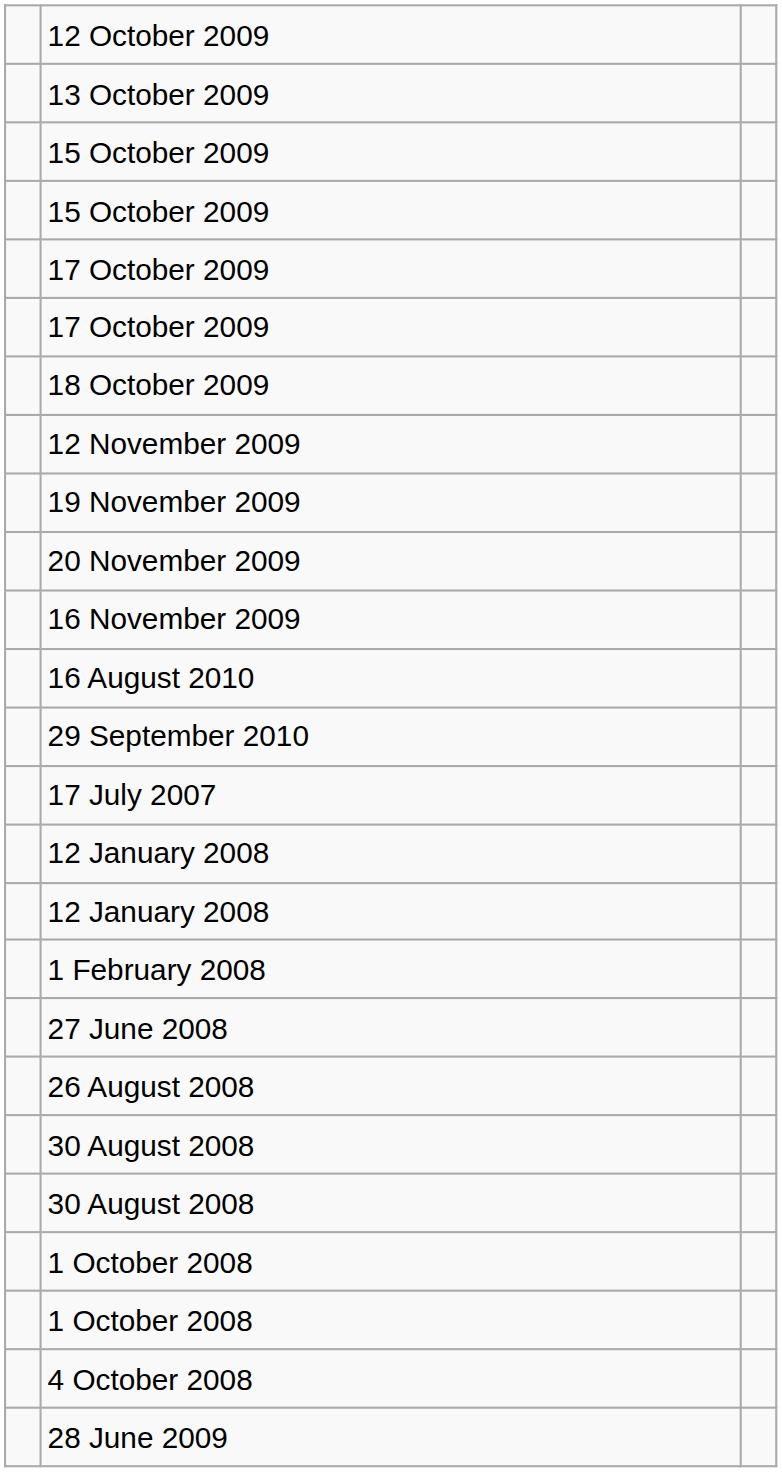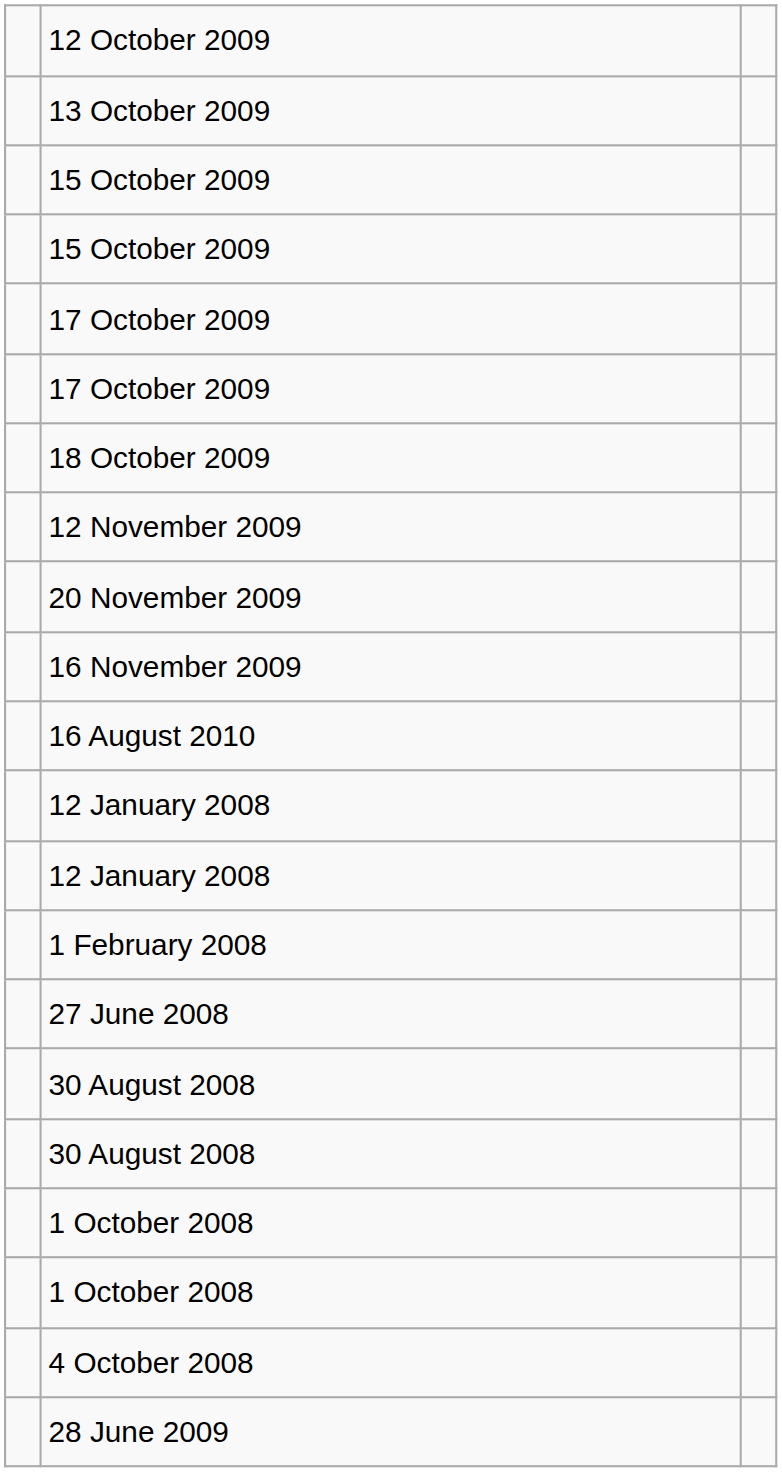- row: (23, 502)
- row: (23, 736)
- row: (23, 794)
- row: (23, 1087)
